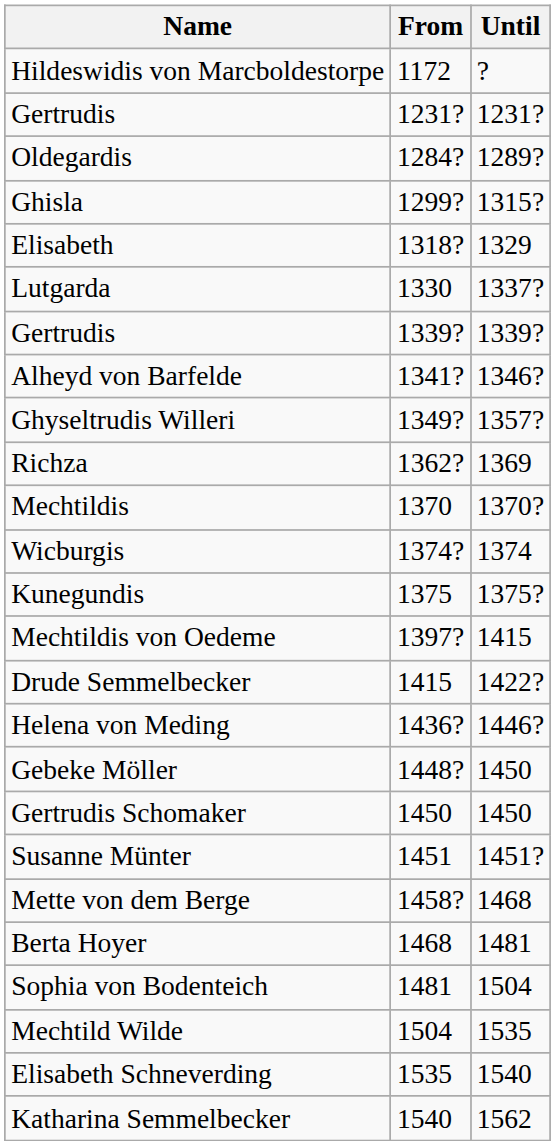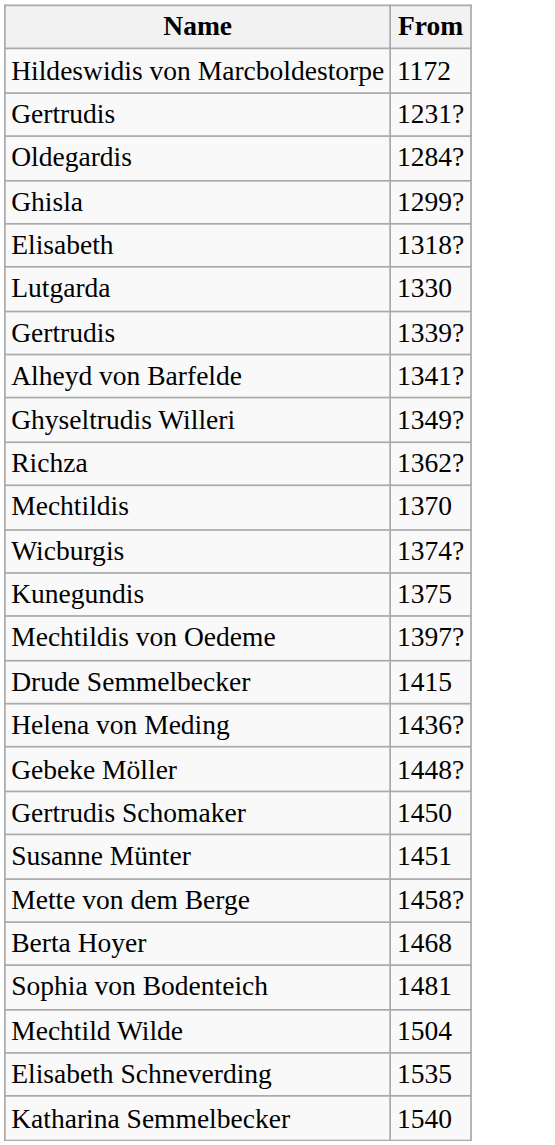- column: (510, 26)
